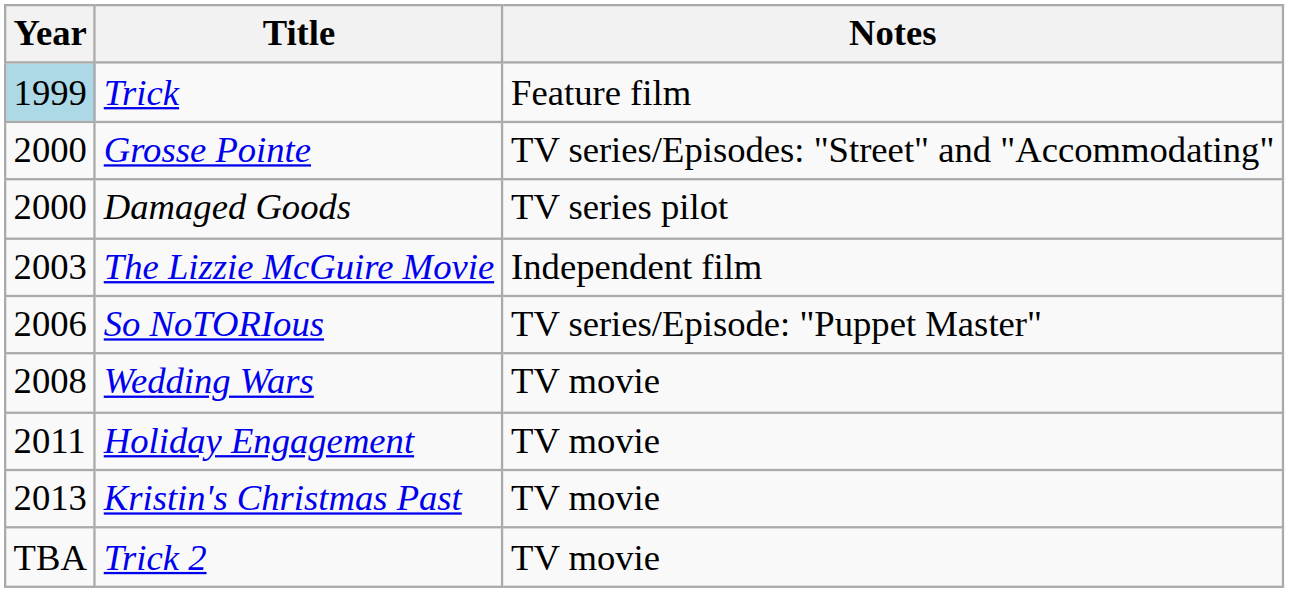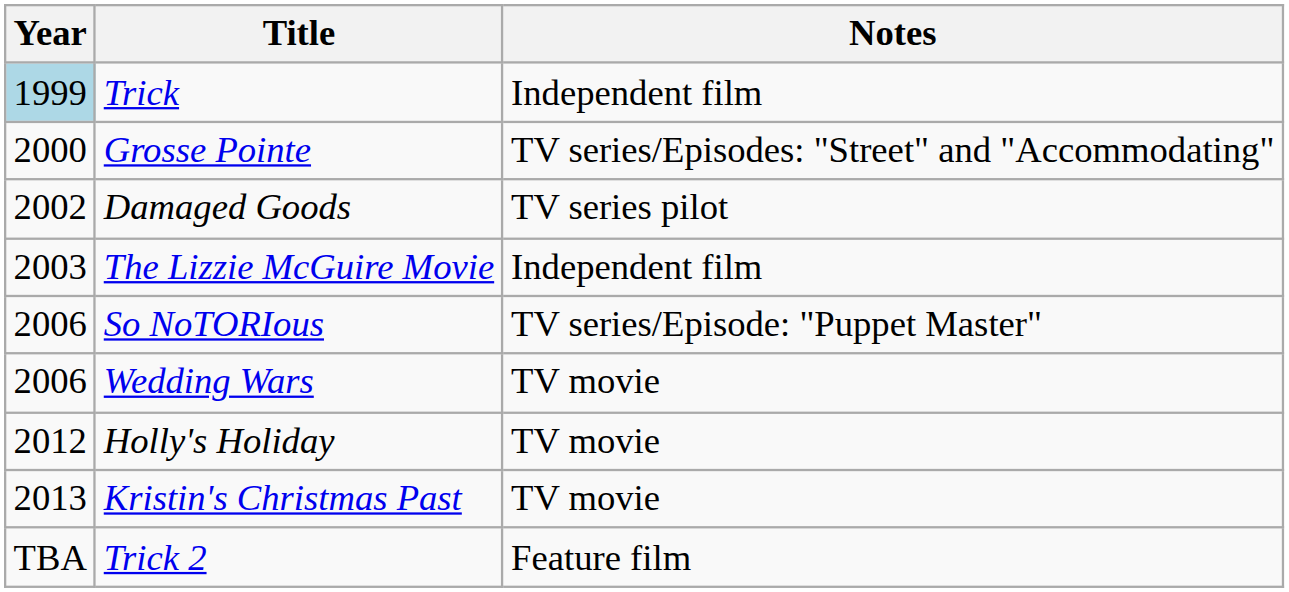(601, 91) Feature film -> (637, 91) Independent film
(50, 207) 2000 -> (50, 207) 2002
(50, 382) 2008 -> (50, 382) 2006
- row: (259, 440)
+ row: (219, 440)
(586, 556) TV movie -> (601, 556) Feature film
